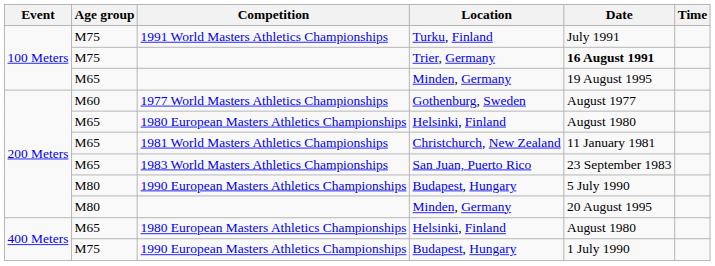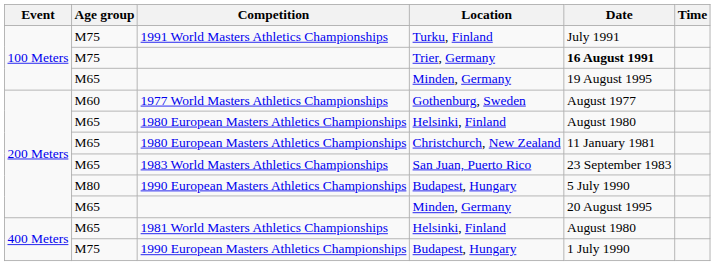(264, 143) 1981 World Masters Athletics Championships -> (274, 143) 1980 European Masters Athletics Championships
(87, 206) M80 -> (87, 206) M65
(274, 228) 1980 European Masters Athletics Championships -> (264, 228) 1981 World Masters Athletics Championships
